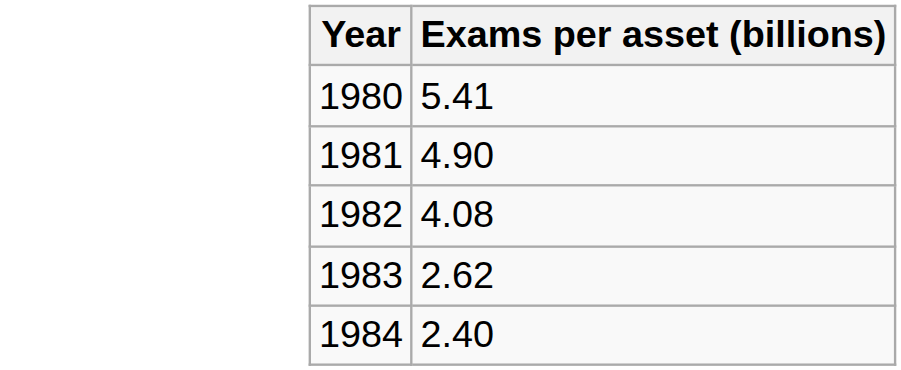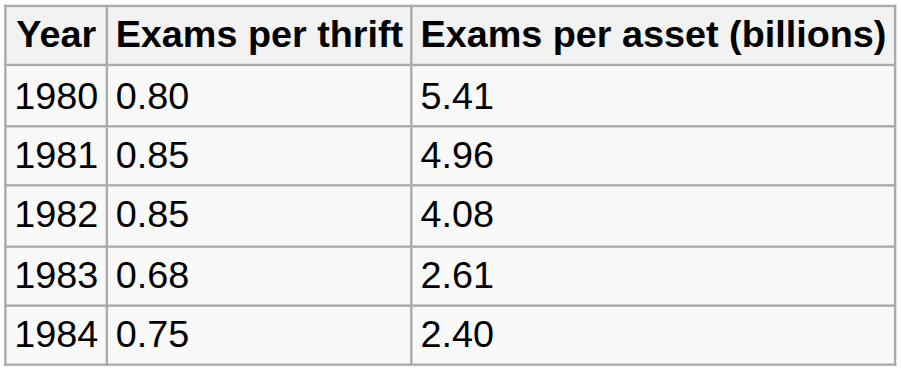+ column: (259, 35)
(457, 154) 4.90 -> (457, 154) 4.96
(457, 274) 2.62 -> (457, 274) 2.61
